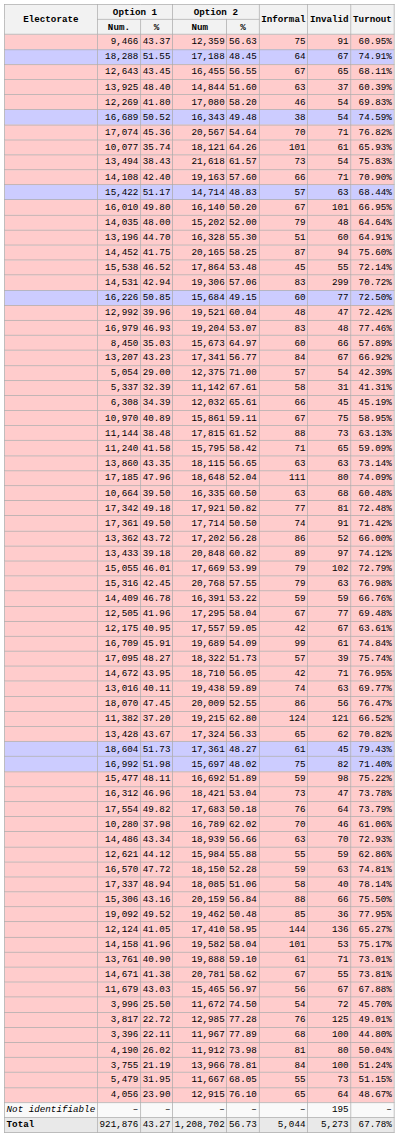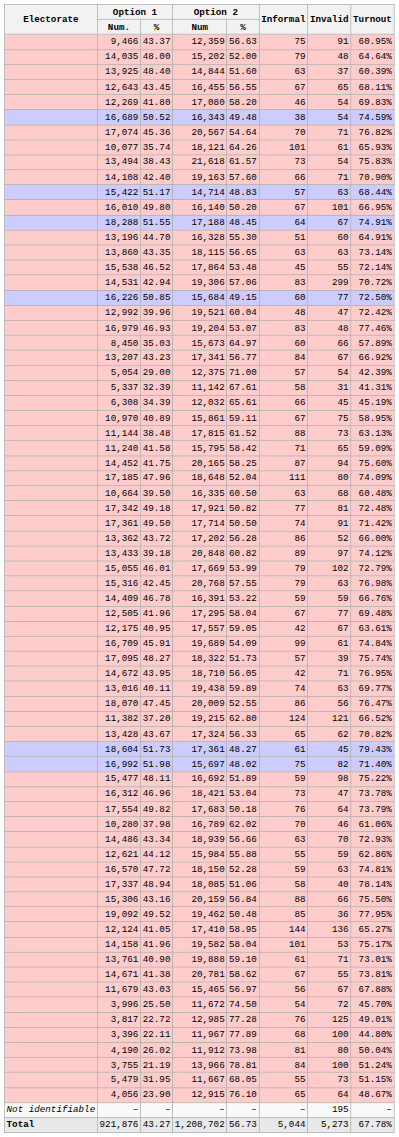rows swapped: (122, 57) <-> (122, 222)
rows swapped: (122, 87) <-> (122, 72)
rows swapped: (122, 463) <-> (122, 253)
